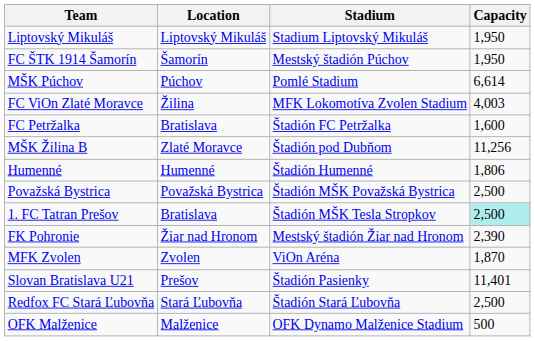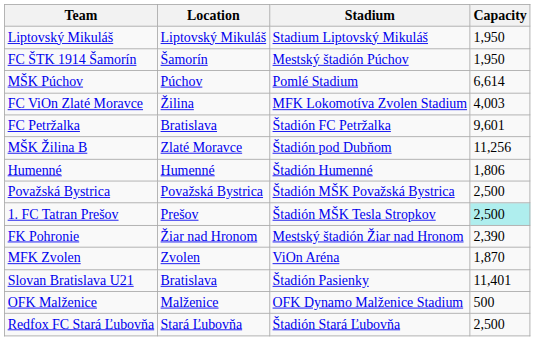(489, 125) 1,600 -> (489, 125) 9,601
(189, 214) Bratislava -> (180, 214) Prešov
(180, 280) Prešov -> (189, 280) Bratislava
rows swapped: (81, 302) <-> (52, 324)
